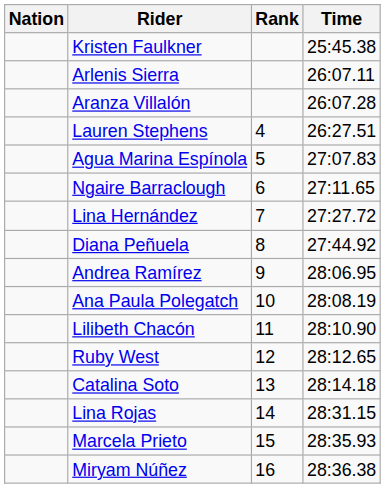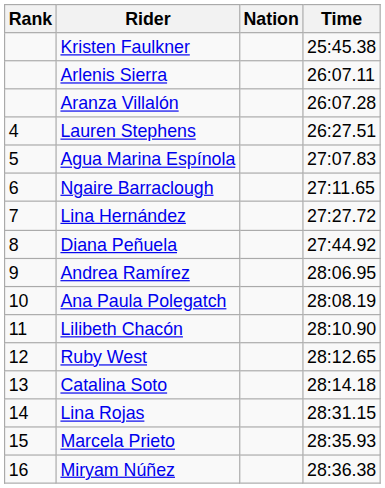columns swapped: (277, 19) <-> (36, 19)
